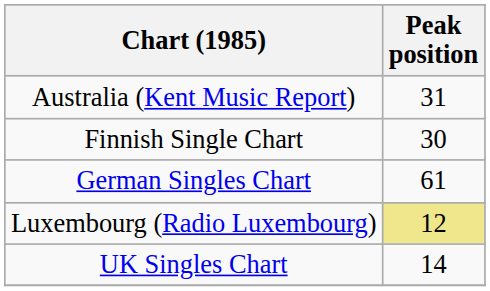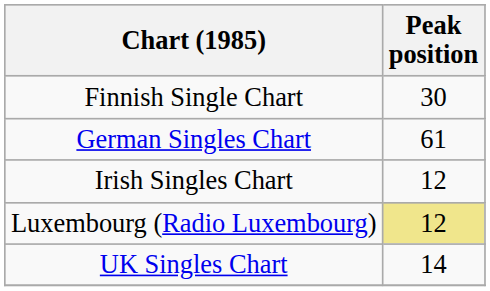- row: (194, 97)
+ row: (194, 180)
